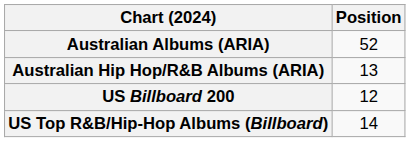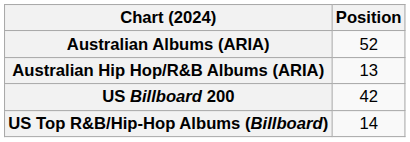(369, 96) 12 -> (369, 96) 42
